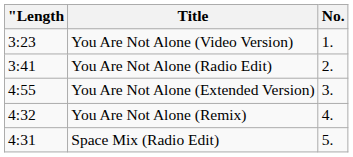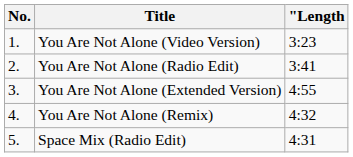columns swapped: (333, 16) <-> (36, 16)
